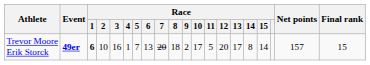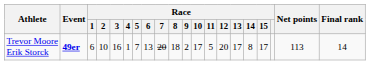(92, 47) bold -> (92, 47) normal
(264, 47) 14 -> (264, 47) 17
(297, 47) 157 -> (297, 47) 113
(342, 47) 15 -> (342, 47) 14
